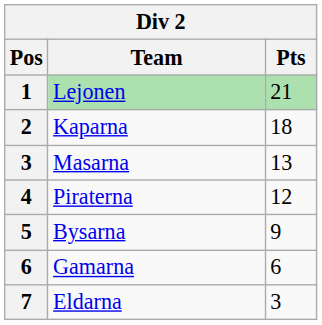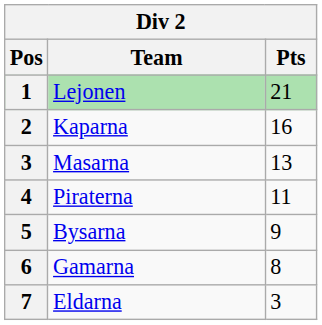(281, 127) 18 -> (281, 127) 16
(281, 197) 12 -> (281, 197) 11
(276, 267) 6 -> (276, 267) 8
